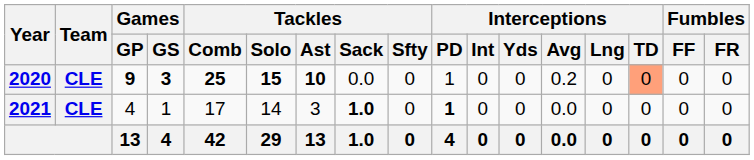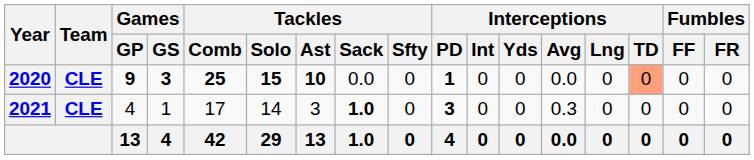(449, 79) normal -> (449, 79) bold
(564, 79) 0.2 -> (564, 79) 0.0
(449, 109) 1 -> (449, 109) 3
(564, 109) 0.0 -> (564, 109) 0.3
